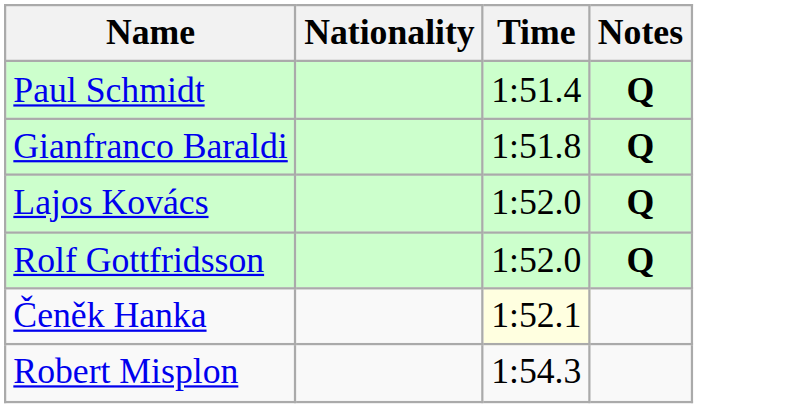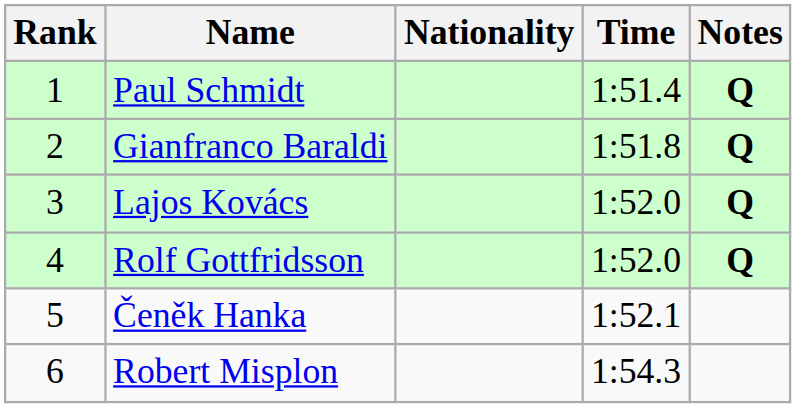+ column: (55, 32)
(536, 315) lightyellow background -> (636, 315) no background
